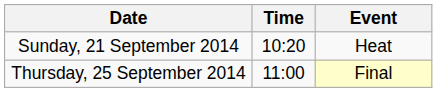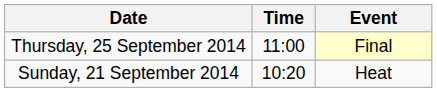rows swapped: (128, 45) <-> (128, 73)
